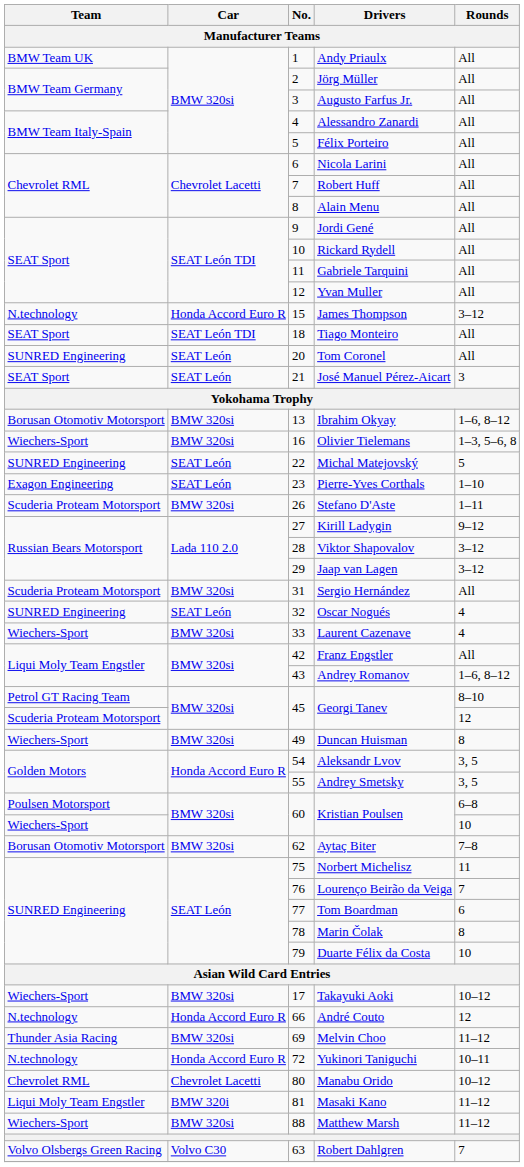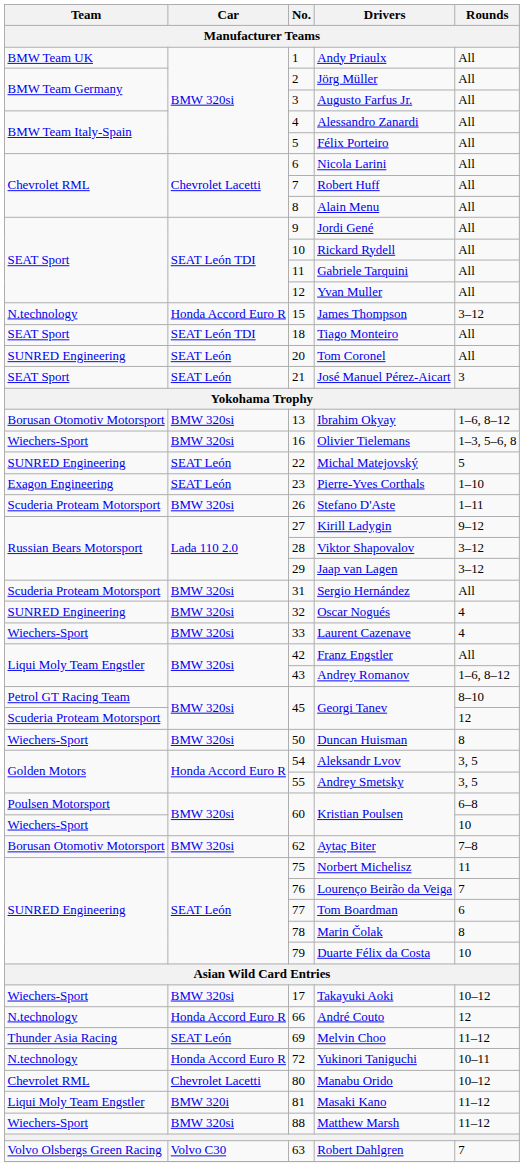(201, 611) SEAT León -> (202, 611) BMW 320si
(298, 739) 49 -> (298, 739) 50
(202, 1037) BMW 320si -> (201, 1037) SEAT León
